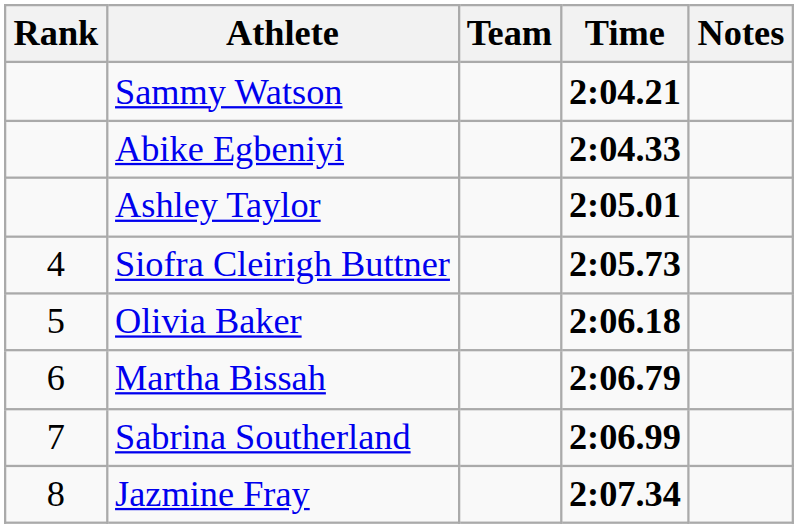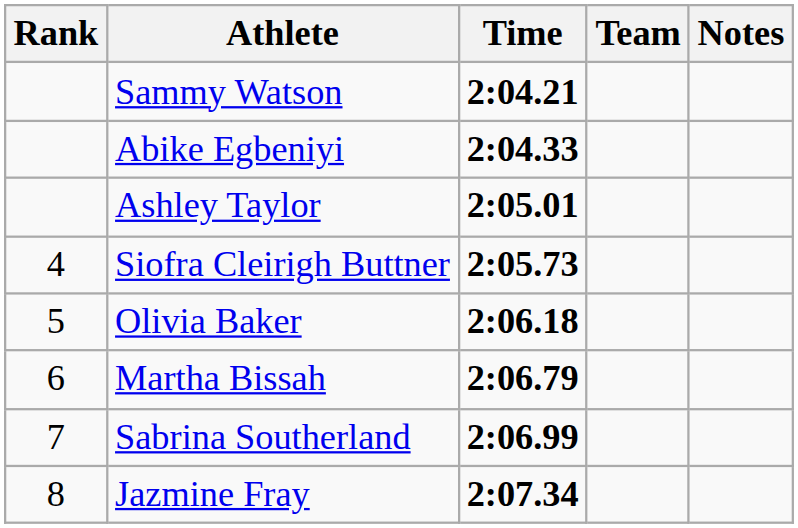columns swapped: (509, 33) <-> (625, 33)
